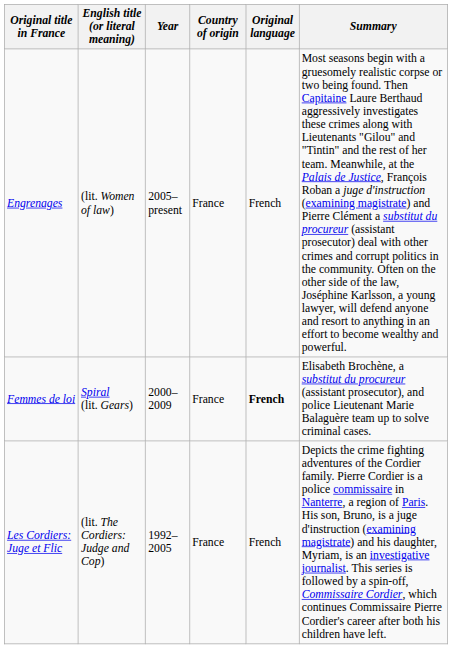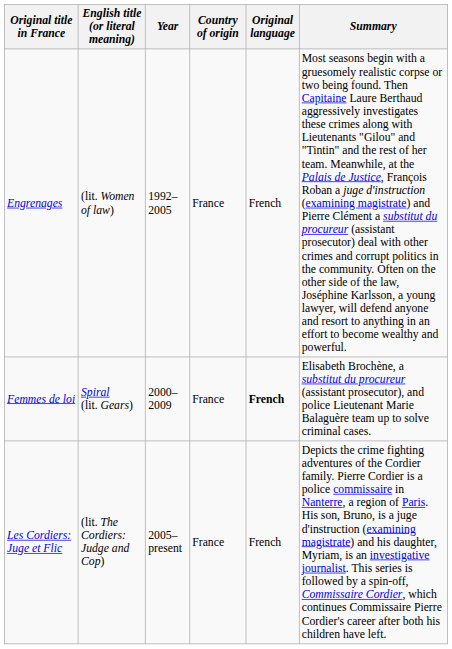(165, 203) 2005–present -> (163, 203) 1992–2005
(163, 542) 1992–2005 -> (165, 542) 2005–present
